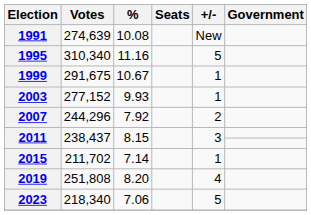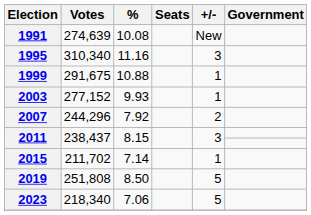(218, 55) 5 -> (218, 55) 3
(133, 76) 10.67 -> (133, 76) 10.88
(136, 179) 8.20 -> (136, 179) 8.50
(218, 179) 4 -> (218, 179) 5
